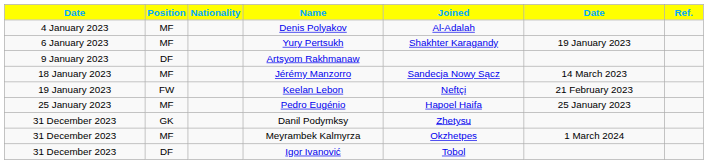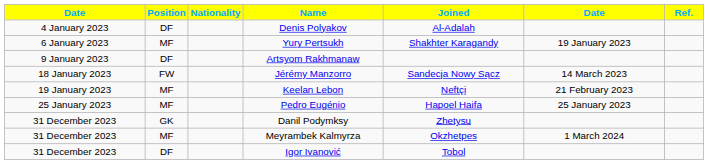(167, 28) MF -> (167, 28) DF
(167, 74) MF -> (167, 74) FW
(167, 90) FW -> (167, 90) MF
